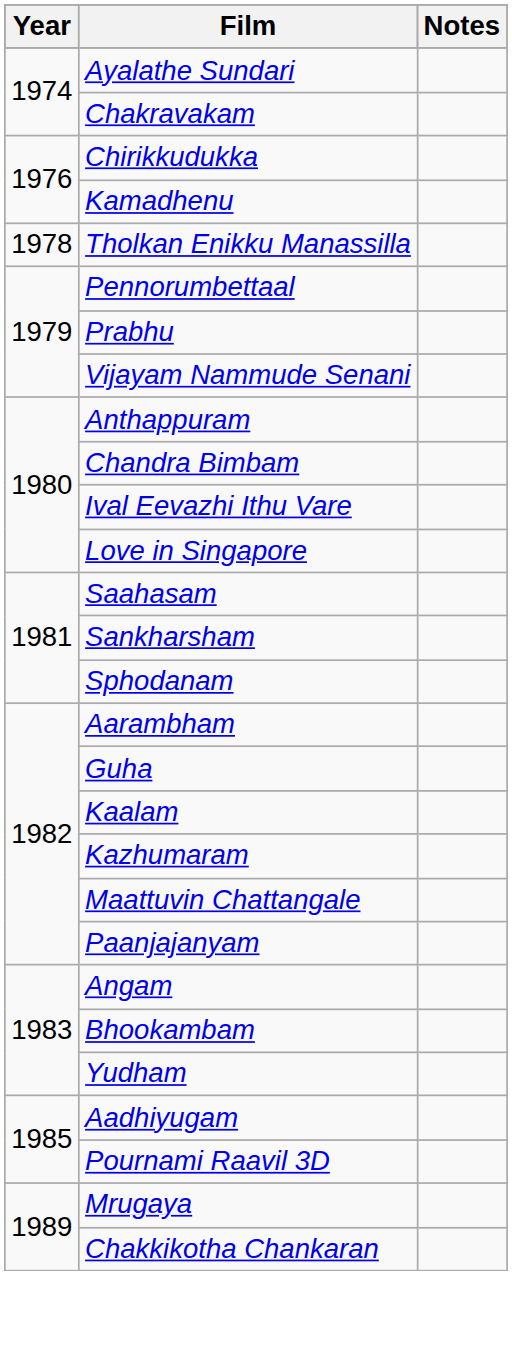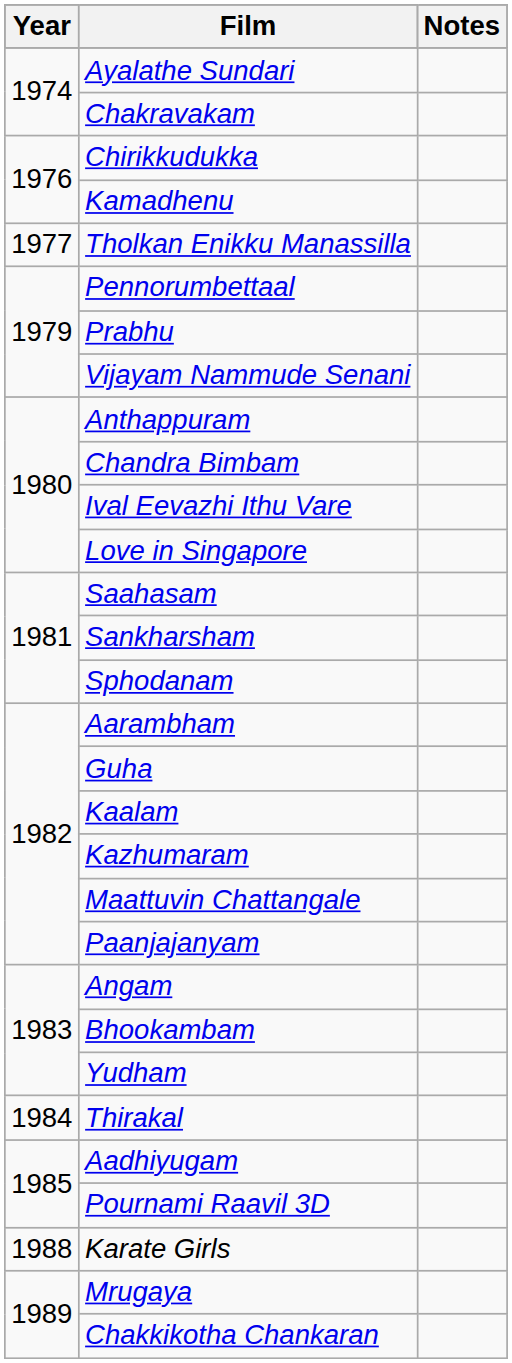(42, 244) 1978 -> (42, 244) 1977
+ row: (134, 1117)
+ row: (158, 1248)
